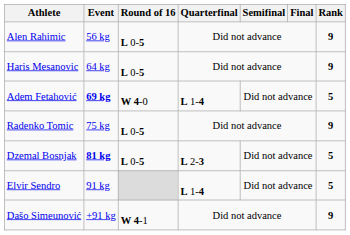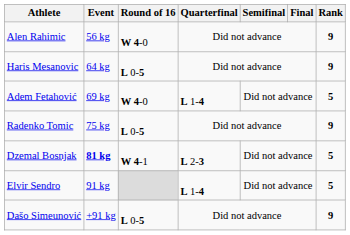(132, 43) L 0-5 -> (134, 43) W 4-0
(98, 96) bold -> (98, 96) normal
(132, 162) L 0-5 -> (134, 162) W 4-1
(134, 221) W 4-1 -> (132, 221) L 0-5
